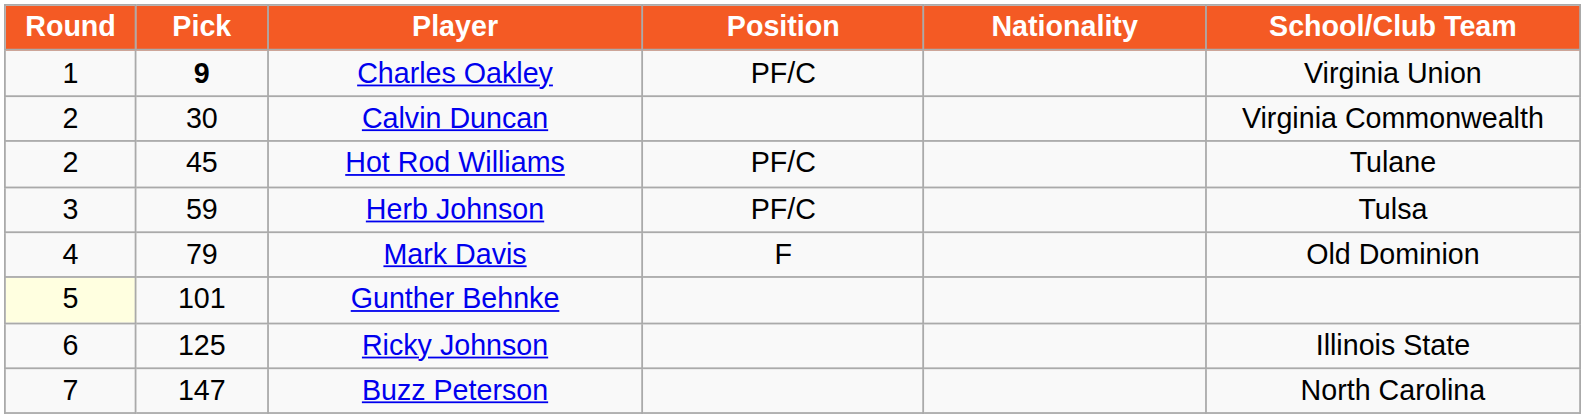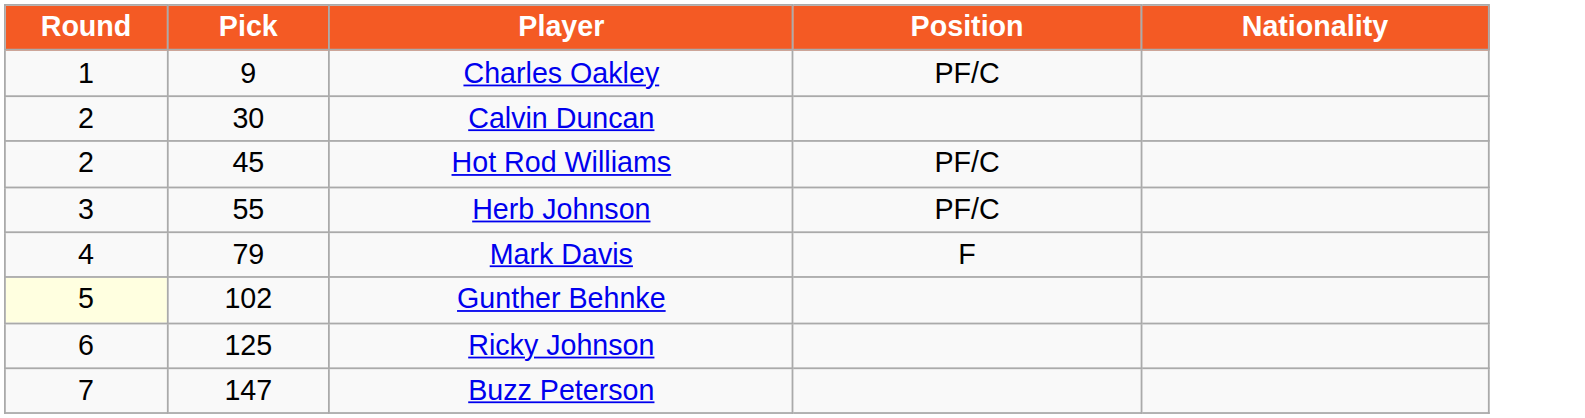- column: (1393, 27)
(202, 72) bold -> (248, 72) normal
(202, 208) 59 -> (248, 208) 55
(202, 299) 101 -> (248, 299) 102
